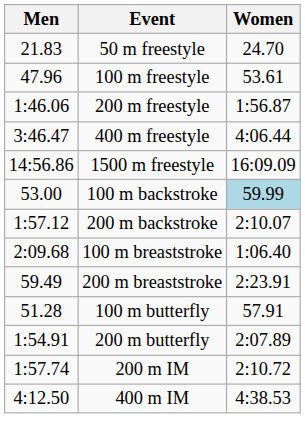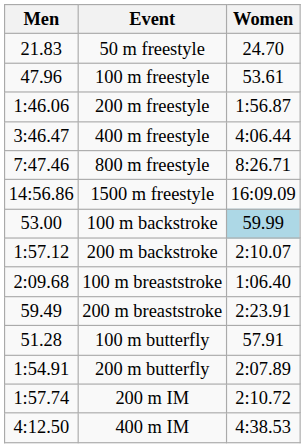+ row: (152, 164)
